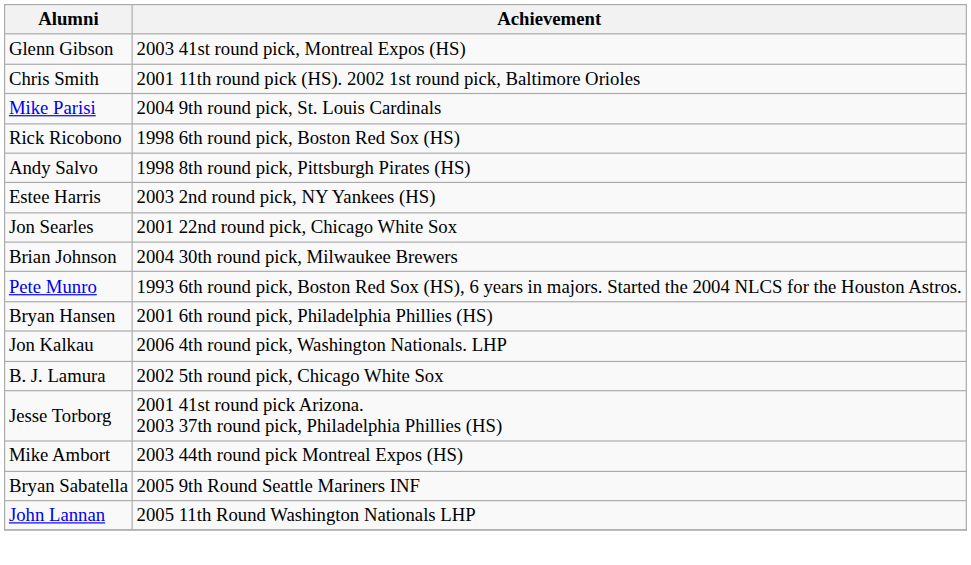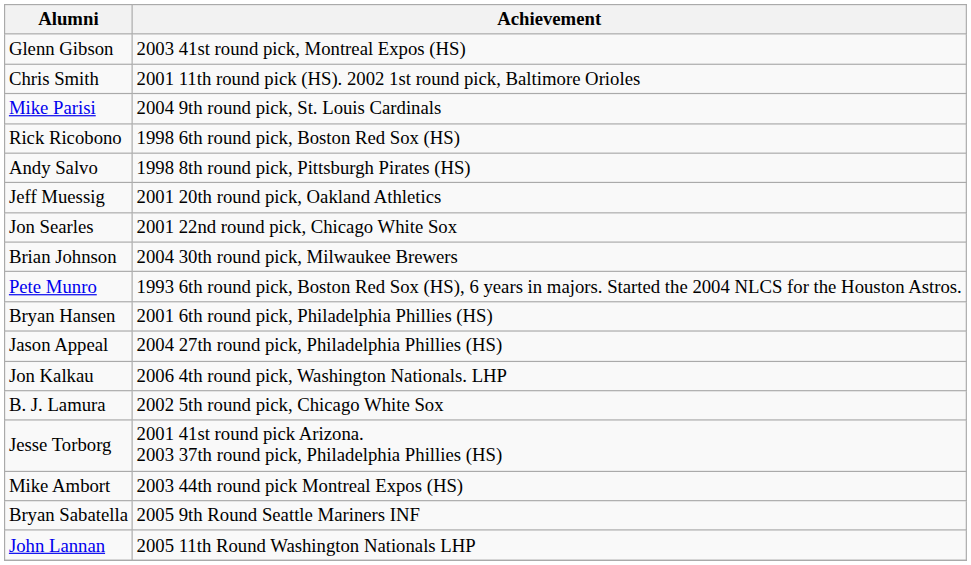- row: (55, 197)
+ row: (57, 197)
+ row: (59, 345)
